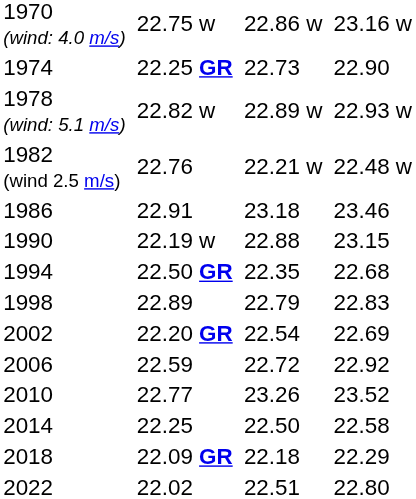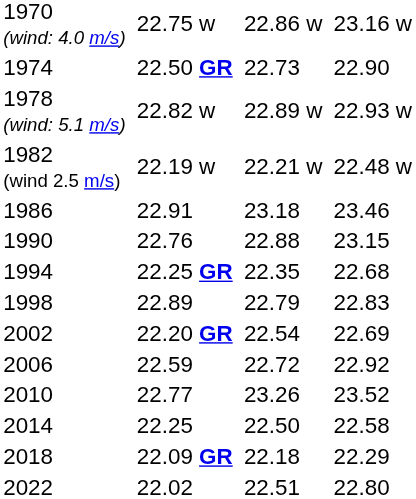(185, 67) 22.25 GR -> (185, 67) 22.50 GR
(165, 166) 22.76 -> (176, 166) 22.19 w
(176, 241) 22.19 w -> (165, 241) 22.76
(185, 271) 22.50 GR -> (185, 271) 22.25 GR
